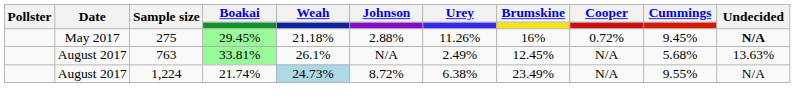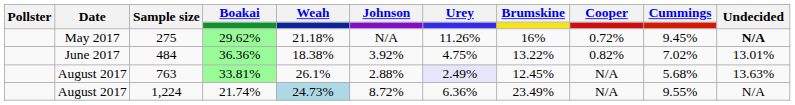(240, 37) 29.45% -> (240, 37) 29.62%
(386, 37) 2.88% -> (386, 37) N/A
+ row: (166, 55)
(386, 55) N/A -> (386, 73) 2.88%
(460, 55) no background -> (460, 73) lavender background
(460, 73) 6.38% -> (460, 91) 6.36%
